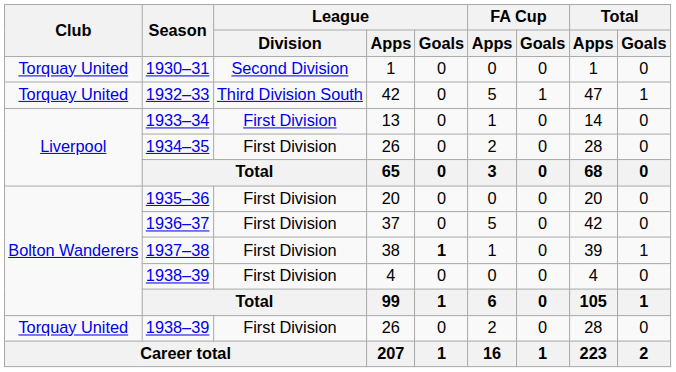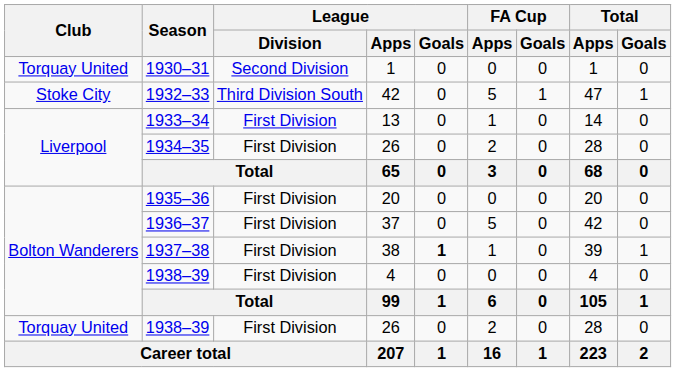(73, 95) Torquay United -> (73, 95) Stoke City
